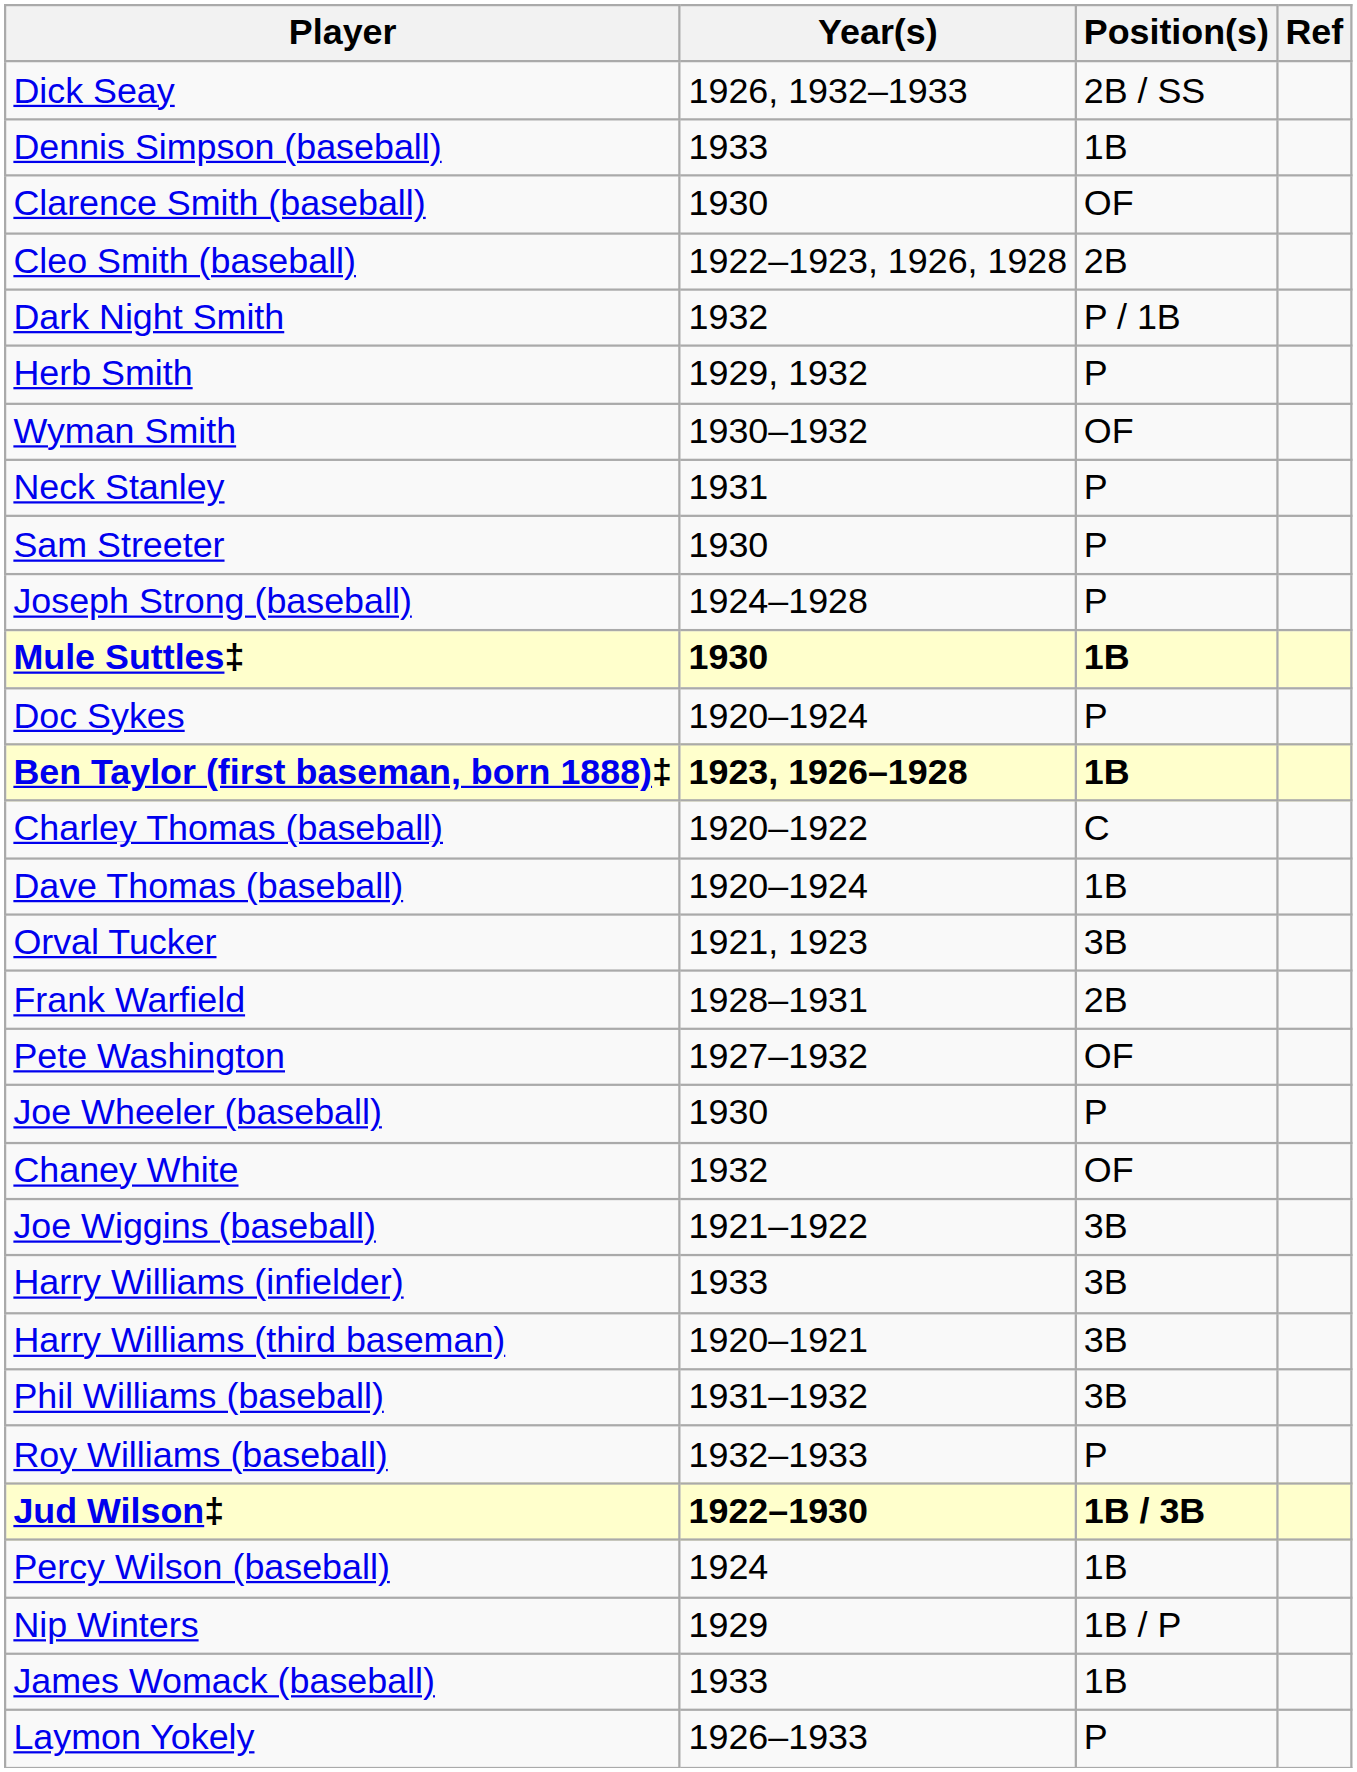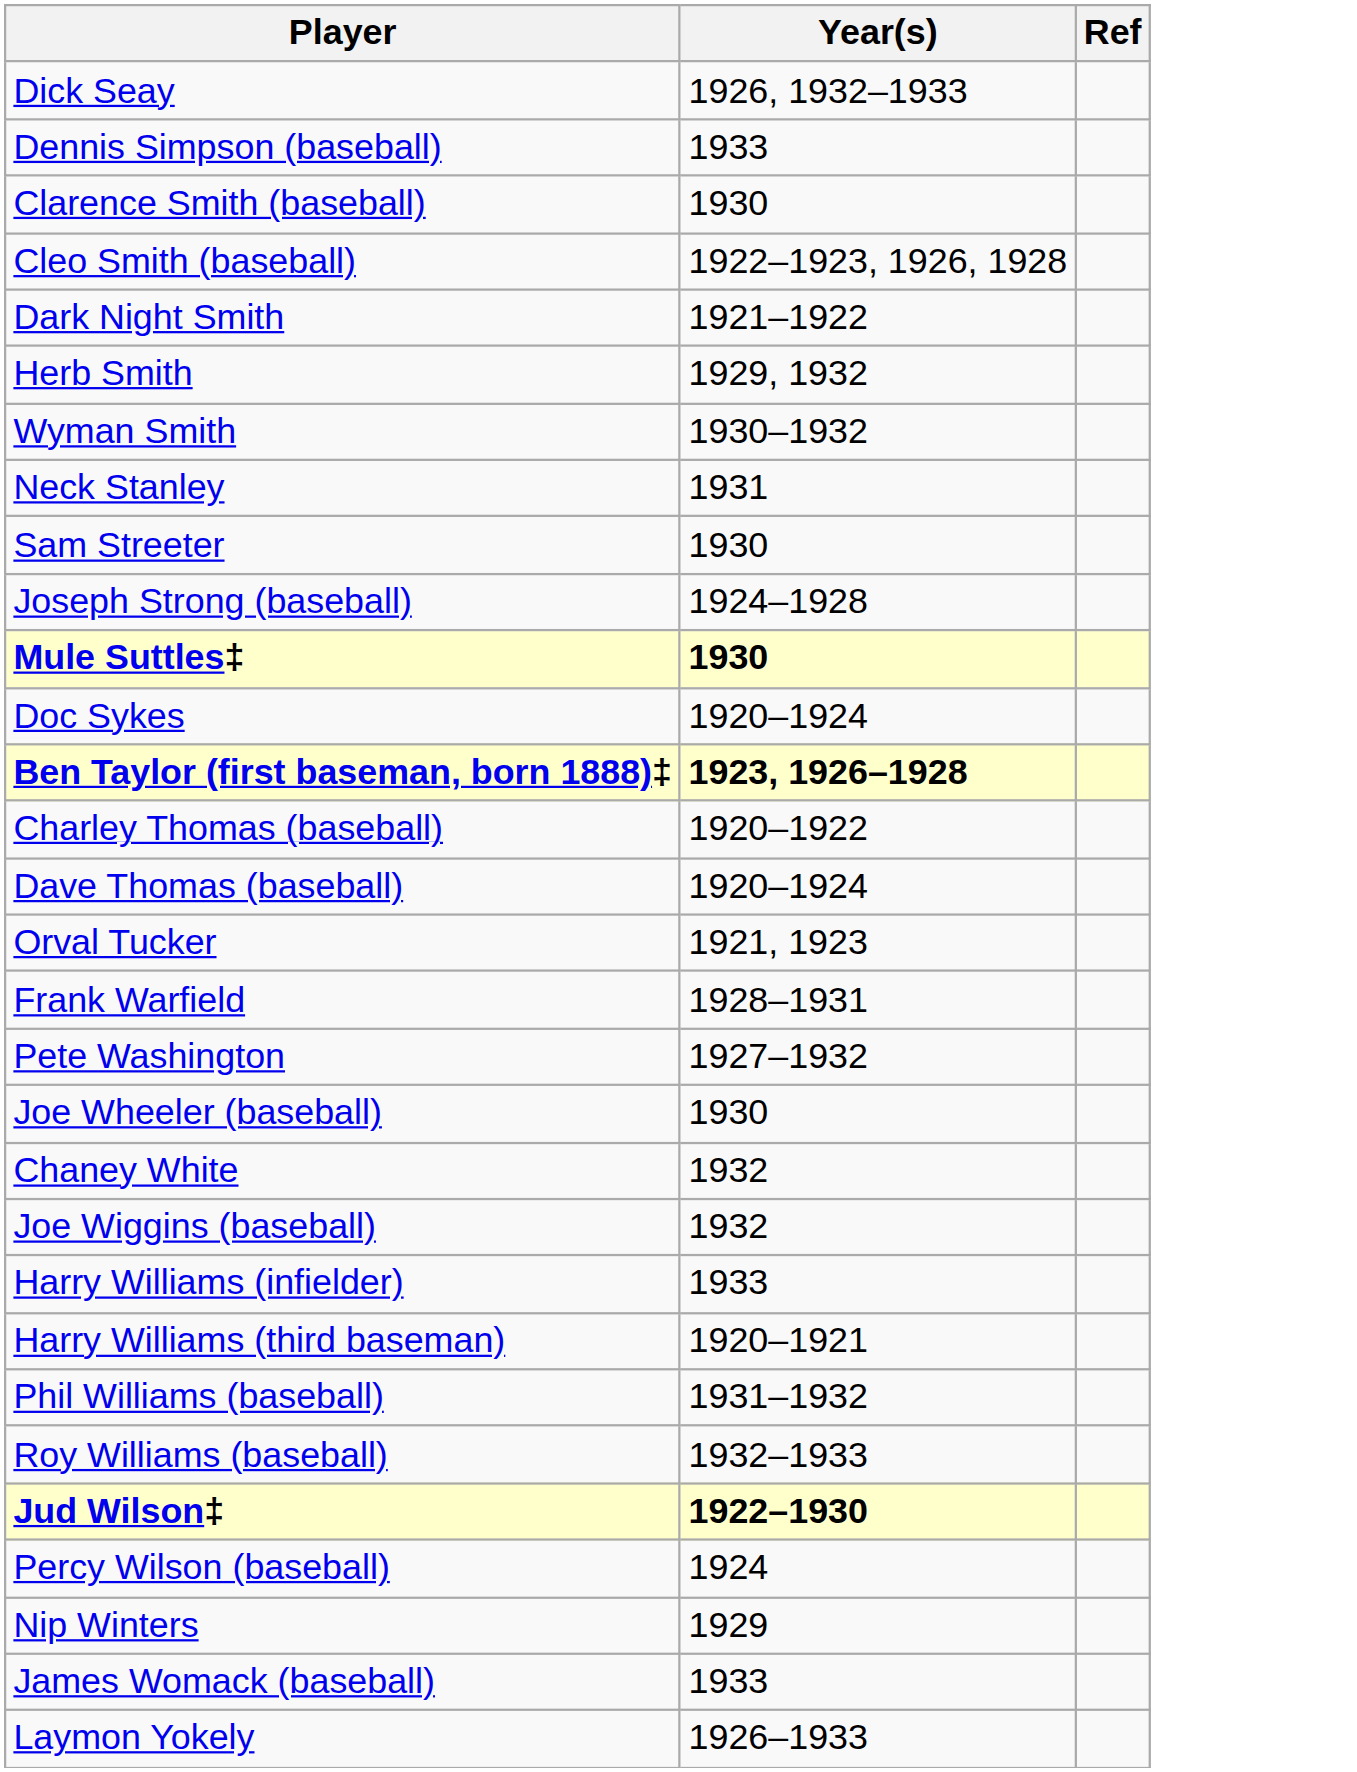- column: (1176, 32)
(728, 317) 1932 -> (778, 317) 1921–1922
(778, 1226) 1921–1922 -> (728, 1226) 1932
